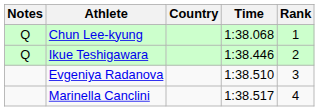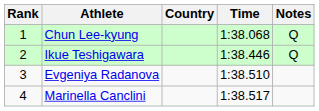columns swapped: (296, 14) <-> (25, 14)
